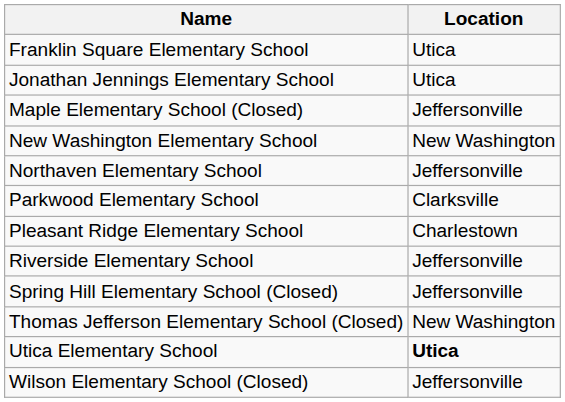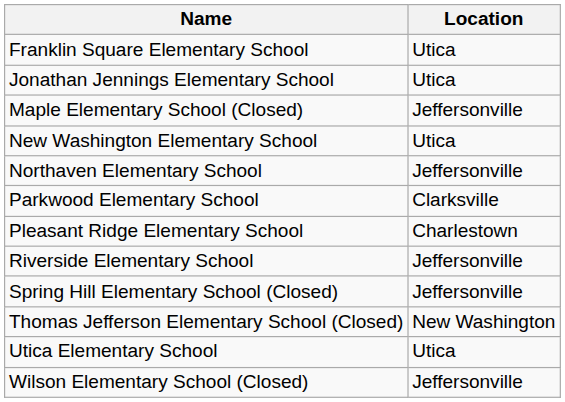(484, 140) New Washington -> (434, 140) Utica
(435, 351) bold -> (434, 351) normal
